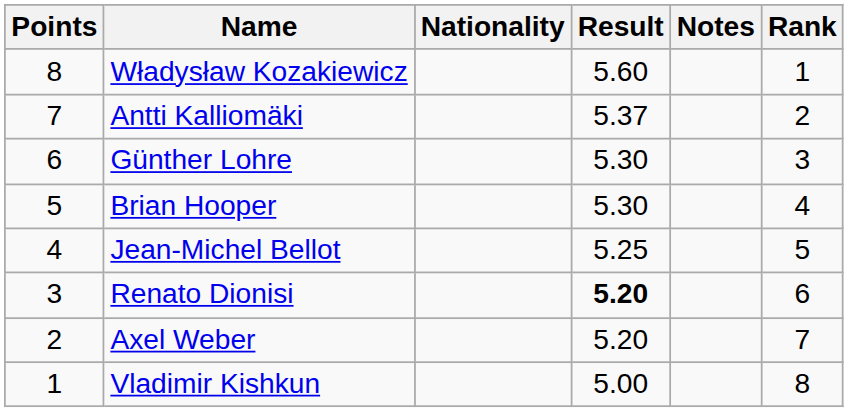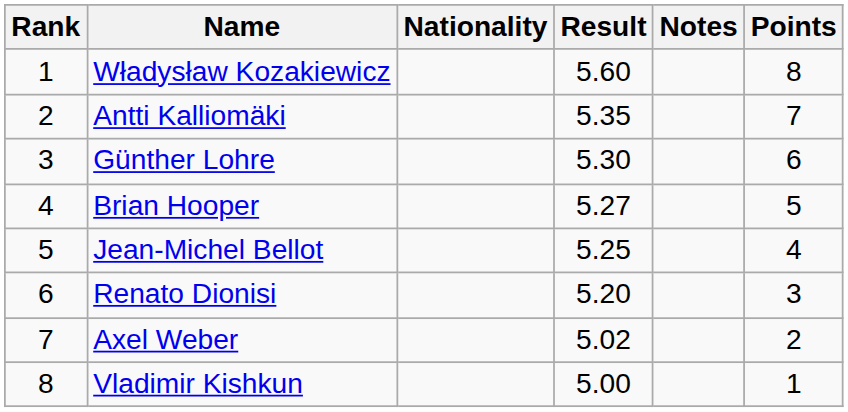columns swapped: (802, 26) <-> (54, 26)
(621, 116) 5.37 -> (603, 116) 5.35
(621, 205) 5.30 -> (603, 205) 5.27
(621, 294) bold -> (603, 294) normal
(621, 339) 5.20 -> (603, 339) 5.02
